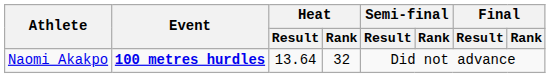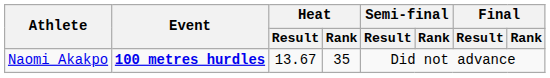(296, 60) 13.64 -> (296, 60) 13.67
(342, 60) 32 -> (342, 60) 35
